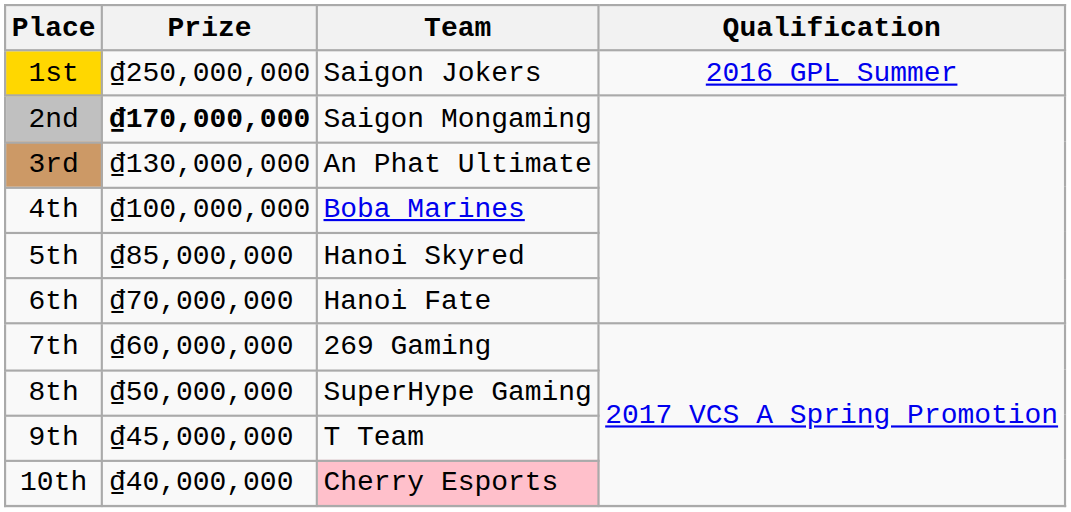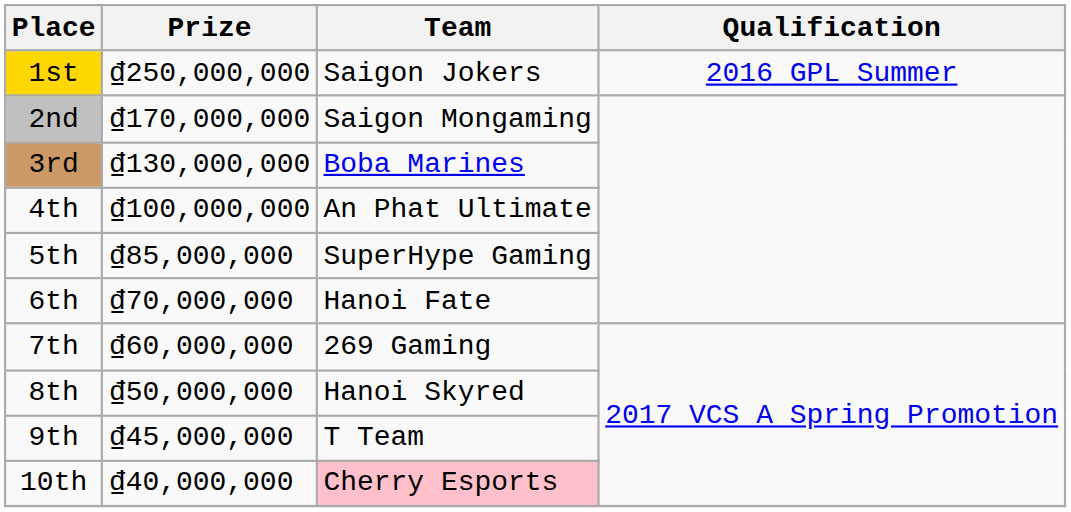(210, 119) bold -> (210, 119) normal
(458, 165) An Phat Ultimate -> (424, 165) Boba Marines
(424, 210) Boba Marines -> (458, 210) An Phat Ultimate
(424, 256) Hanoi Skyred -> (458, 256) SuperHype Gaming
(458, 392) SuperHype Gaming -> (424, 392) Hanoi Skyred
